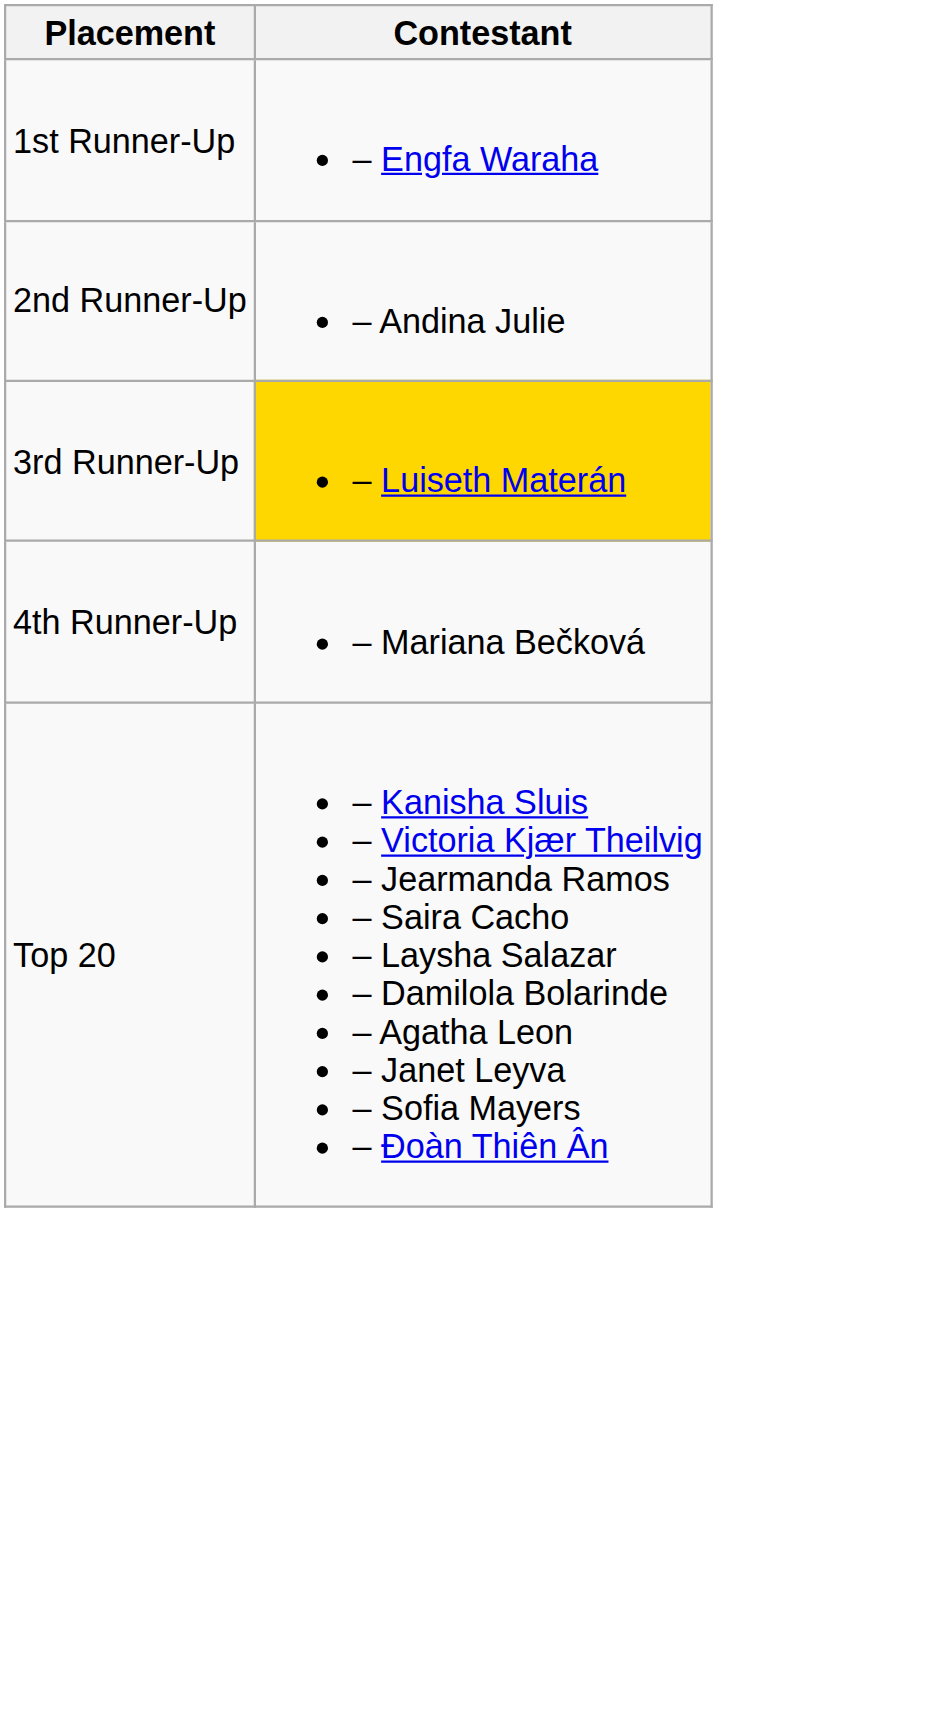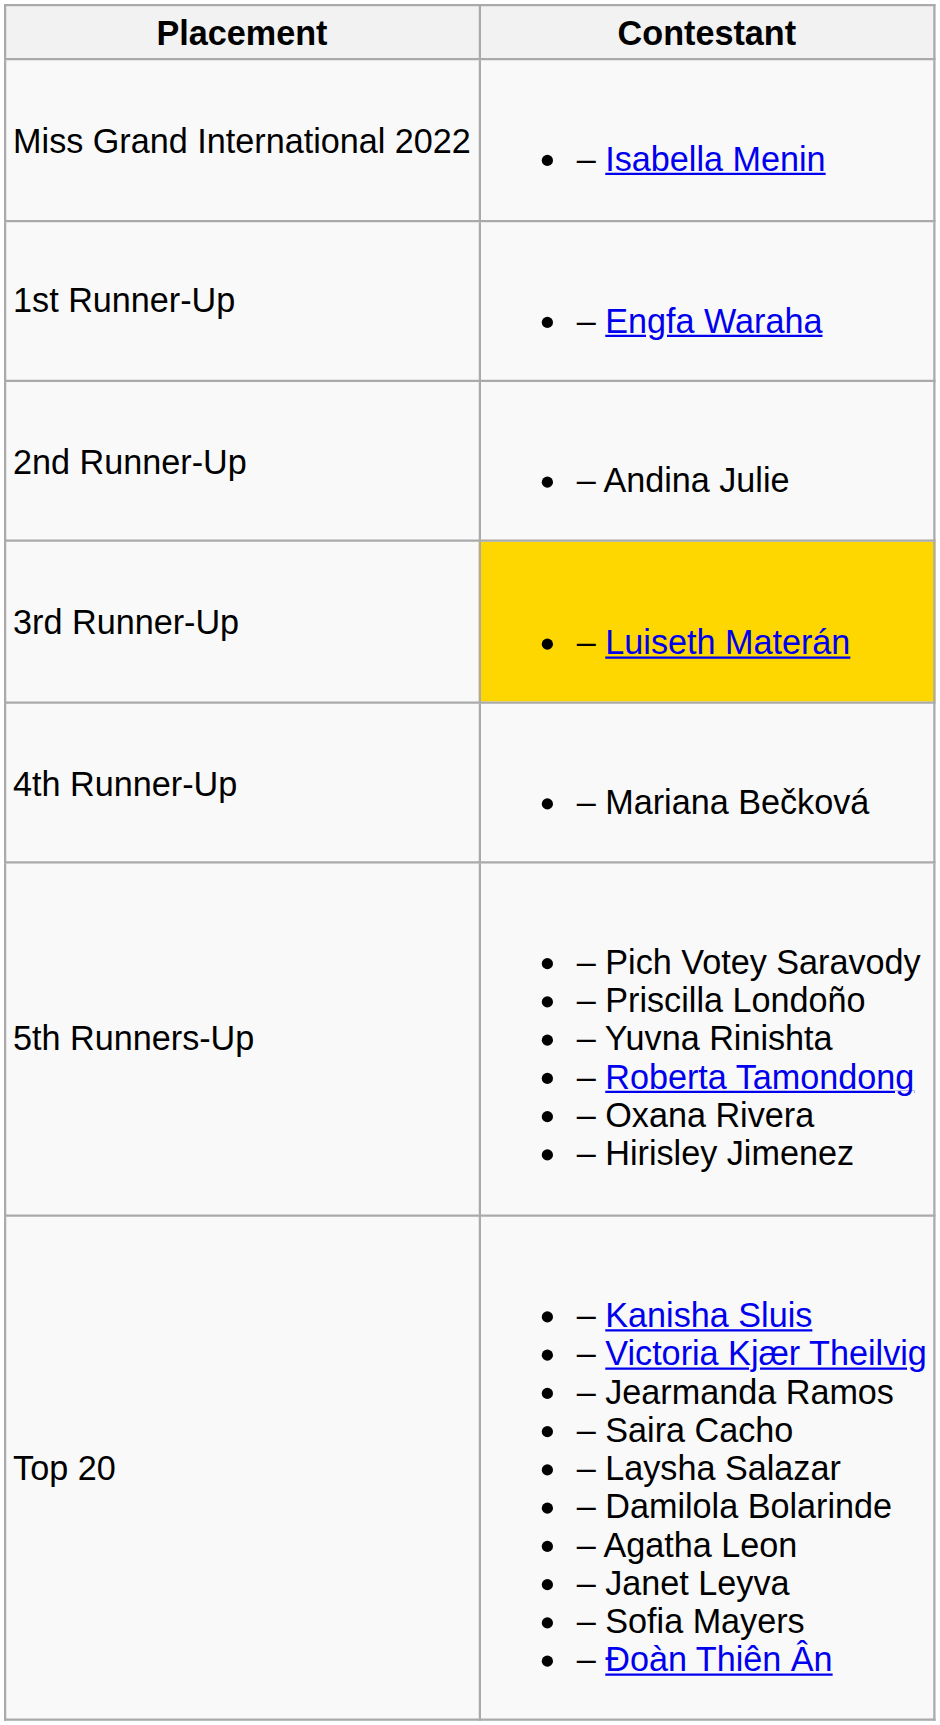+ row: (242, 140)
+ row: (134, 1039)
